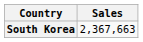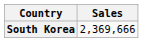(108, 30) 2,367,663 -> (108, 30) 2,369,666
